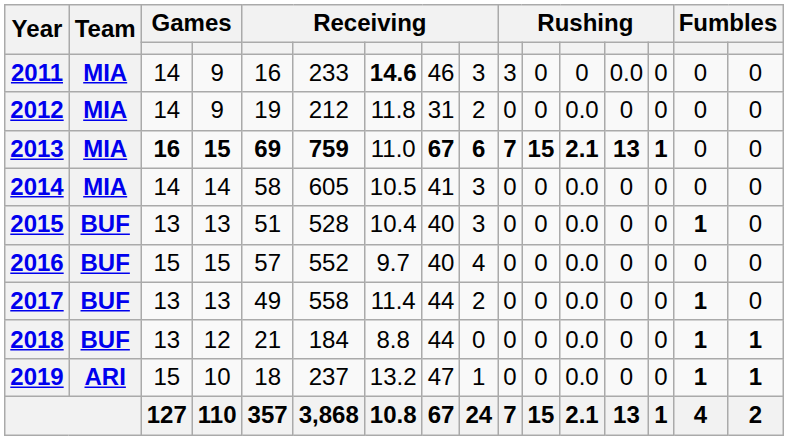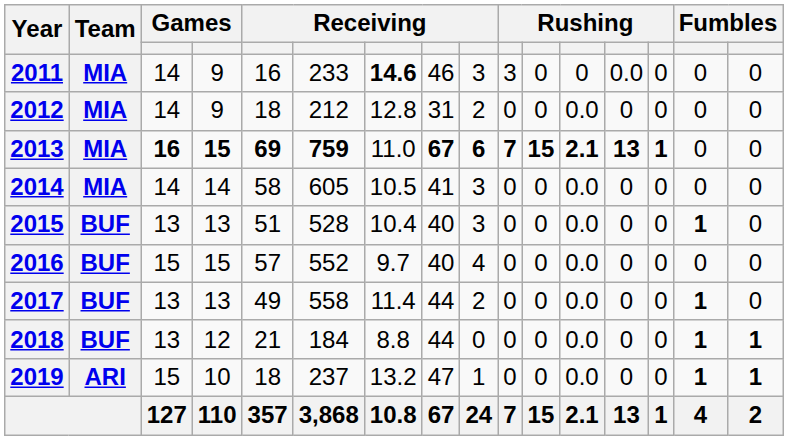(268, 110) 19 -> (268, 110) 18
(393, 110) 11.8 -> (393, 110) 12.8
